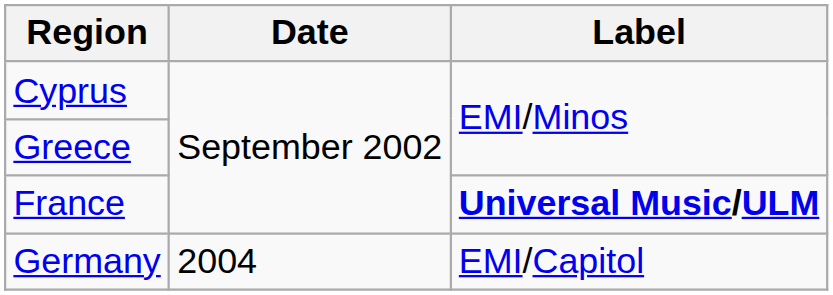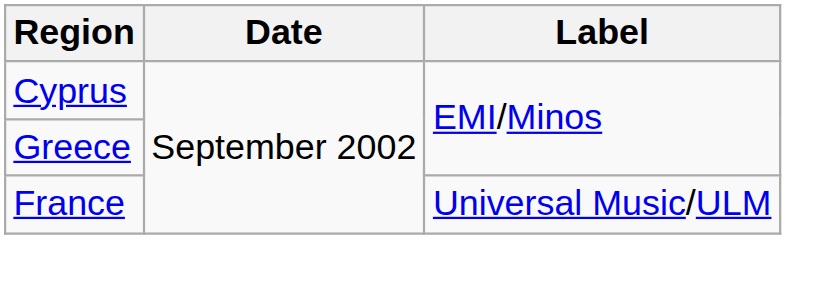(639, 203) bold -> (602, 203) normal
- row: (87, 260)
